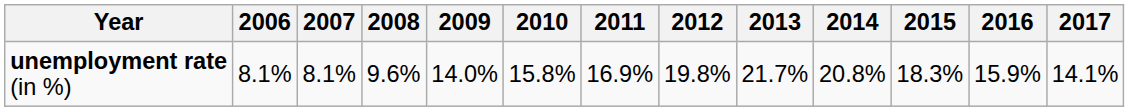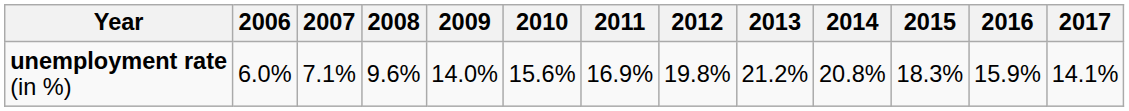(265, 73) 8.1% -> (265, 73) 6.0%
(329, 73) 8.1% -> (329, 73) 7.1%
(542, 73) 15.8% -> (542, 73) 15.6%
(775, 73) 21.7% -> (775, 73) 21.2%
